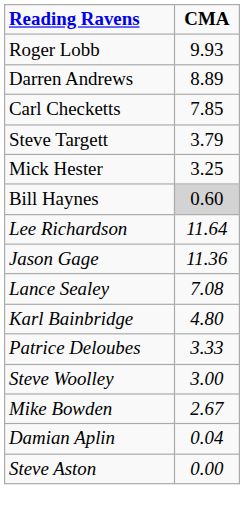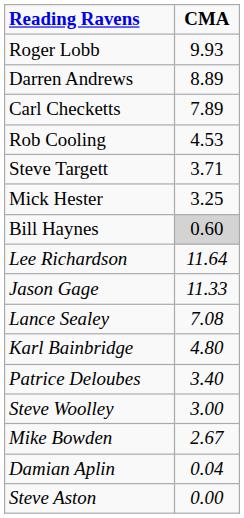(207, 109) 7.85 -> (207, 109) 7.89
+ row: (57, 139)
(207, 139) 3.79 -> (207, 169) 3.71
(207, 259) 11.36 -> (207, 288) 11.33
(207, 348) 3.33 -> (207, 378) 3.40
